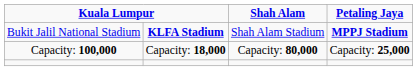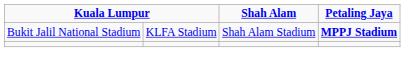(186, 32) bold -> (181, 32) normal
- row: (74, 50)
